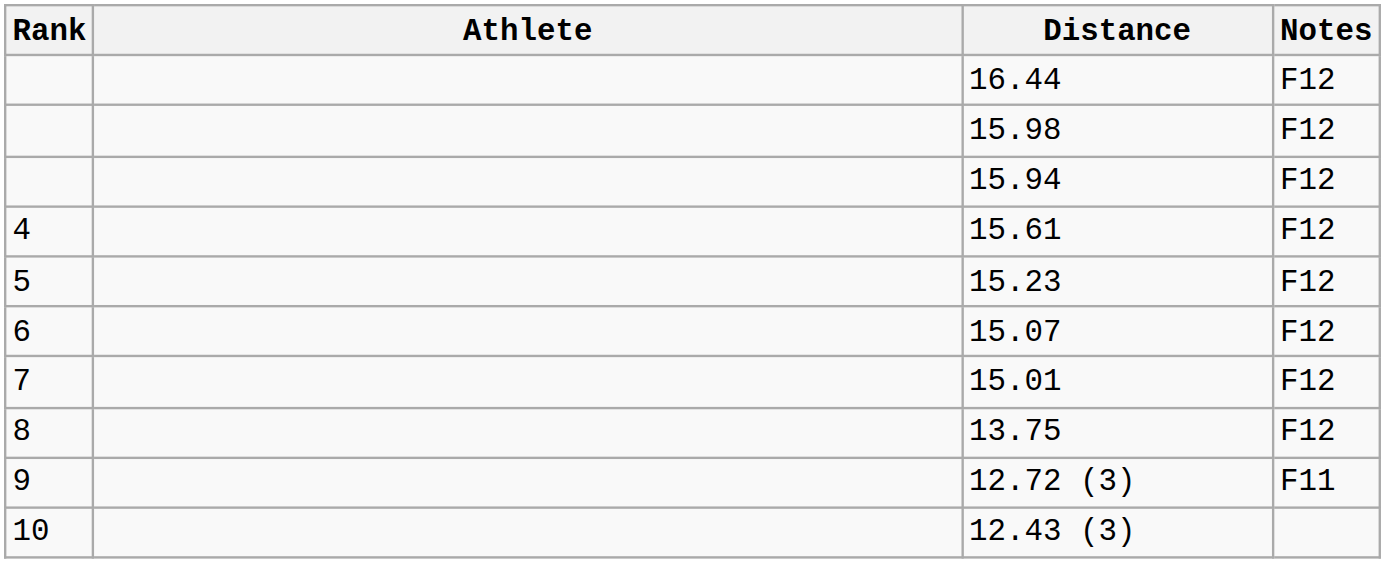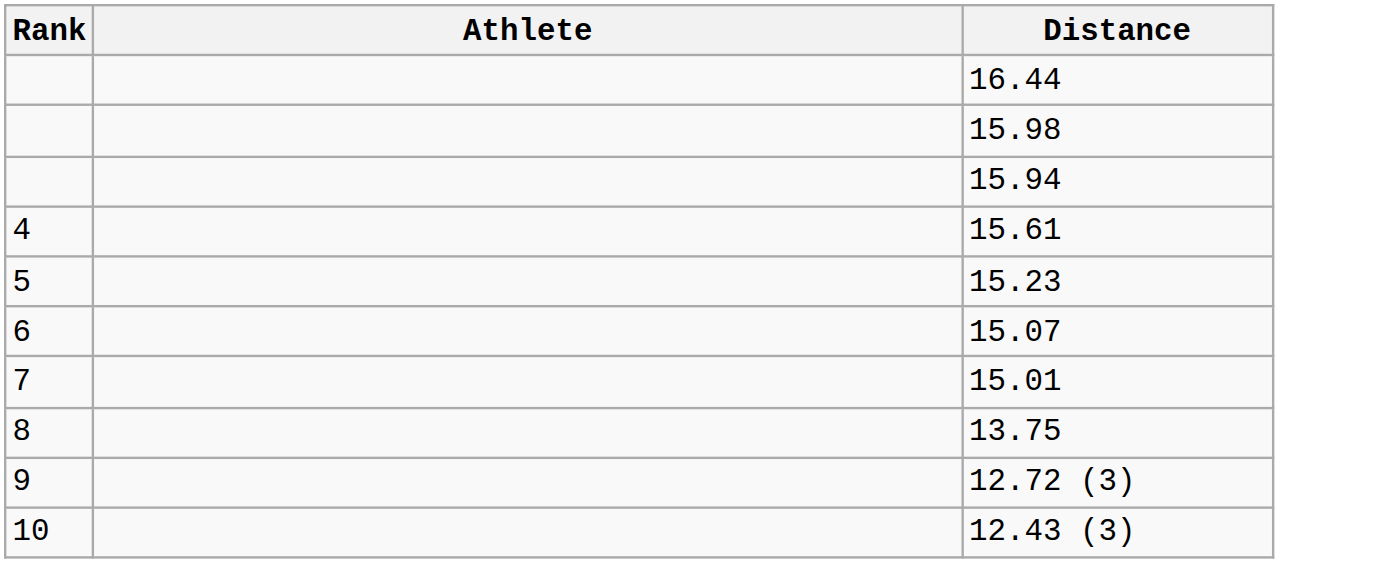- column: (1326, 30)
